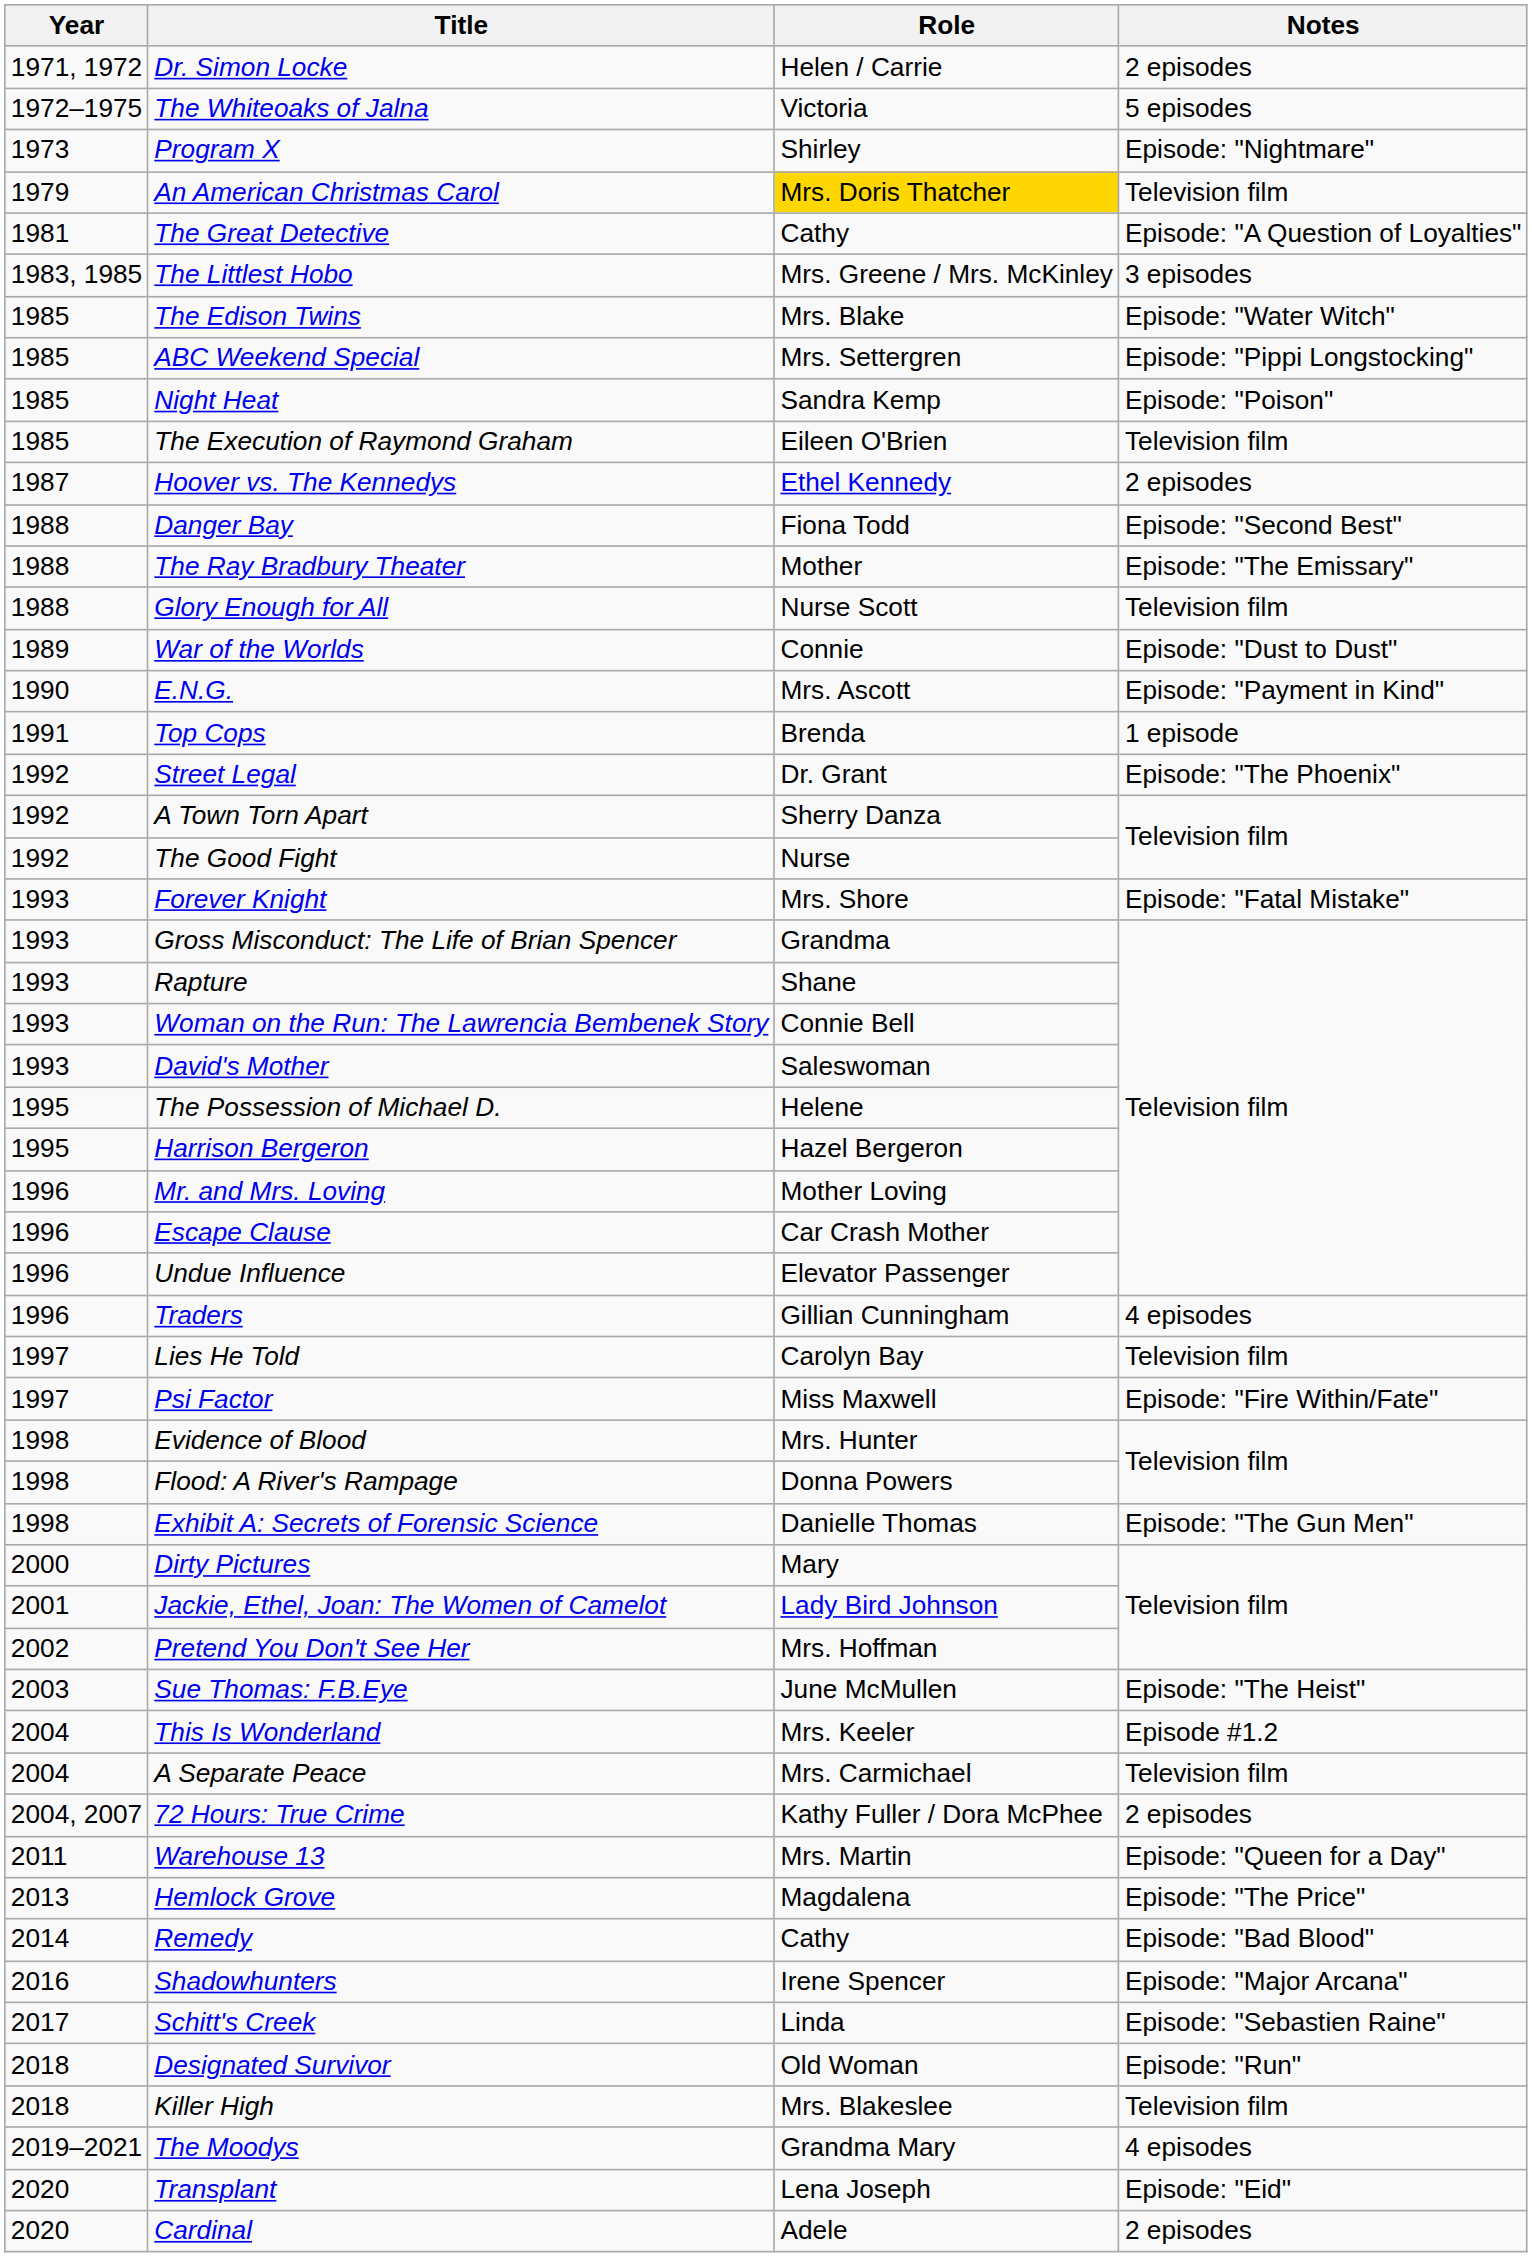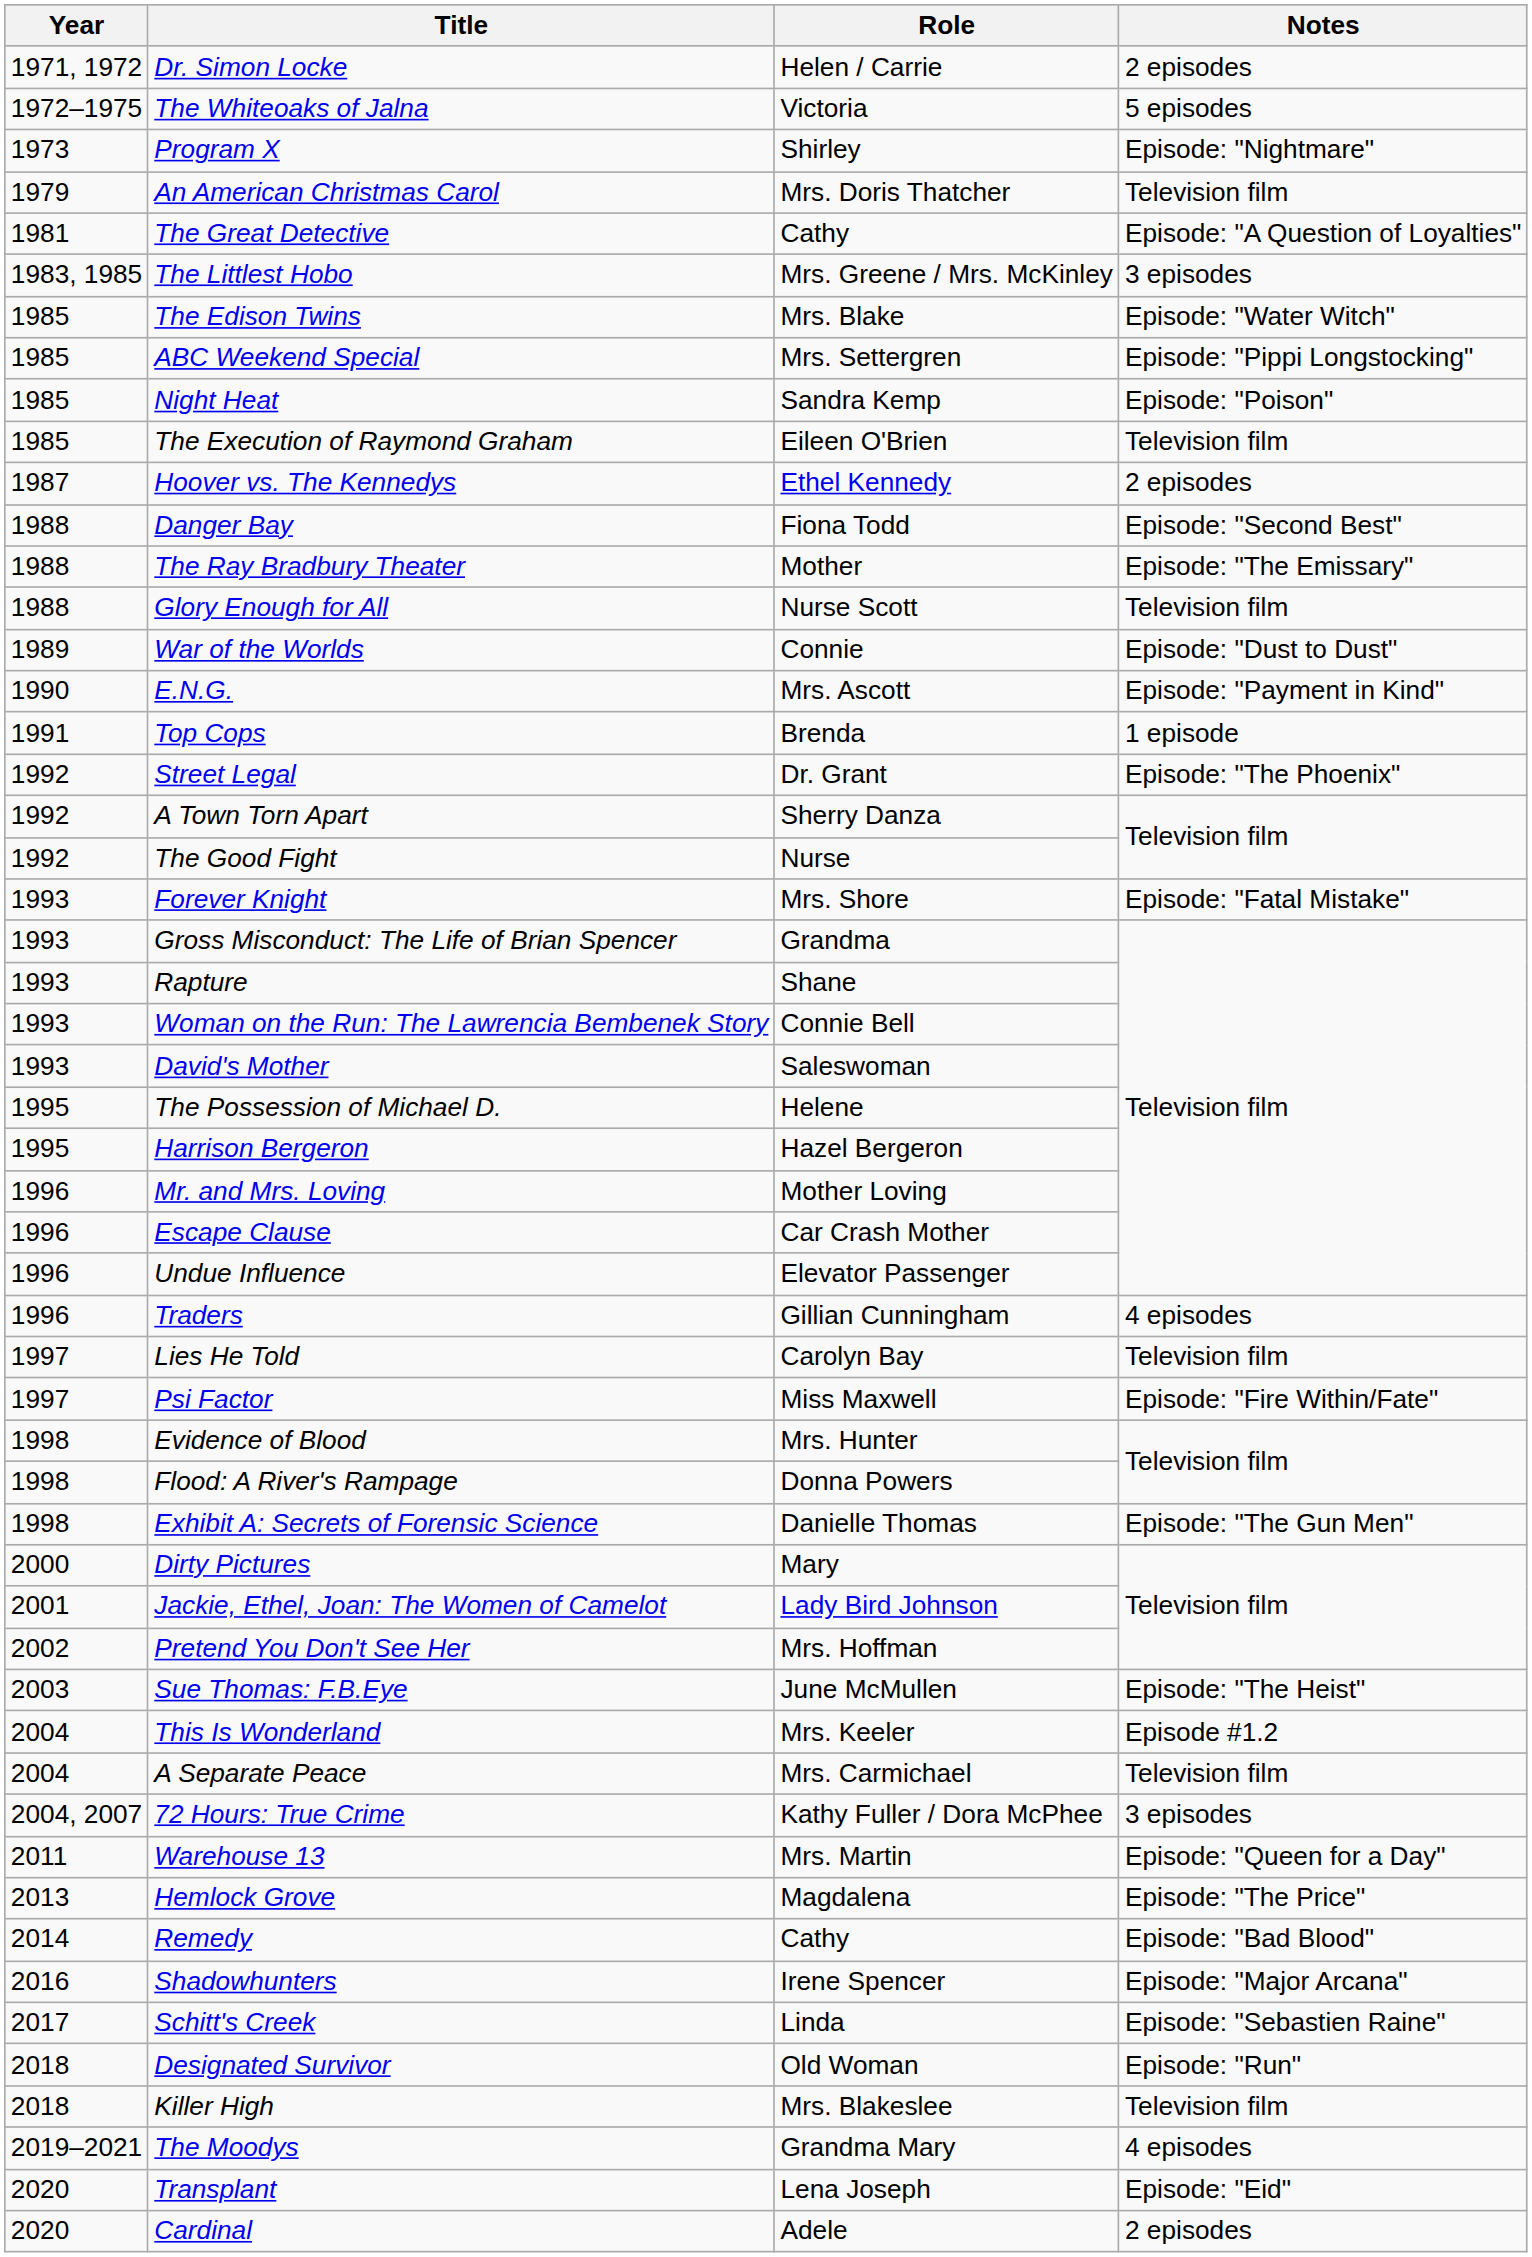(895, 191) gold background -> (895, 191) no background
(1188, 1814) 2 episodes -> (1188, 1814) 3 episodes
